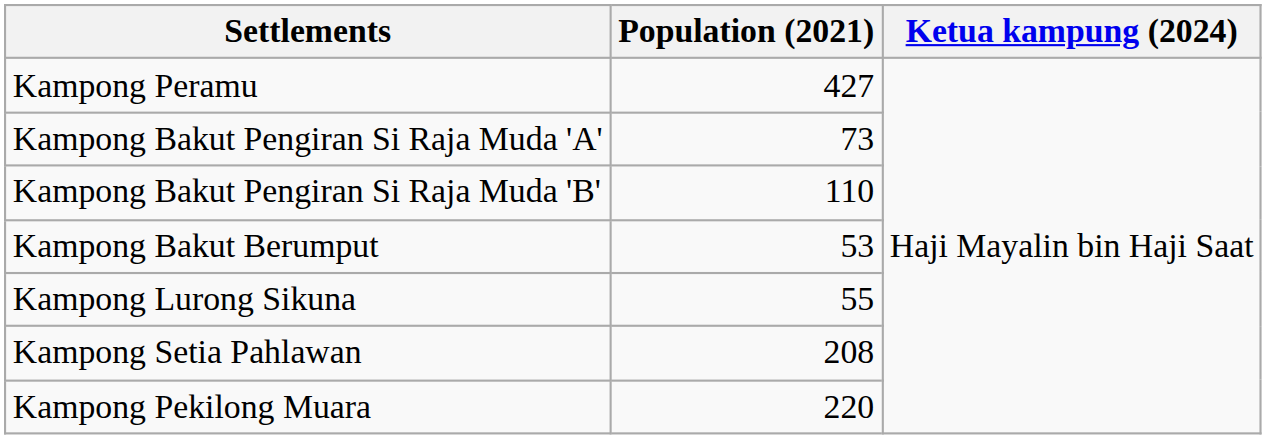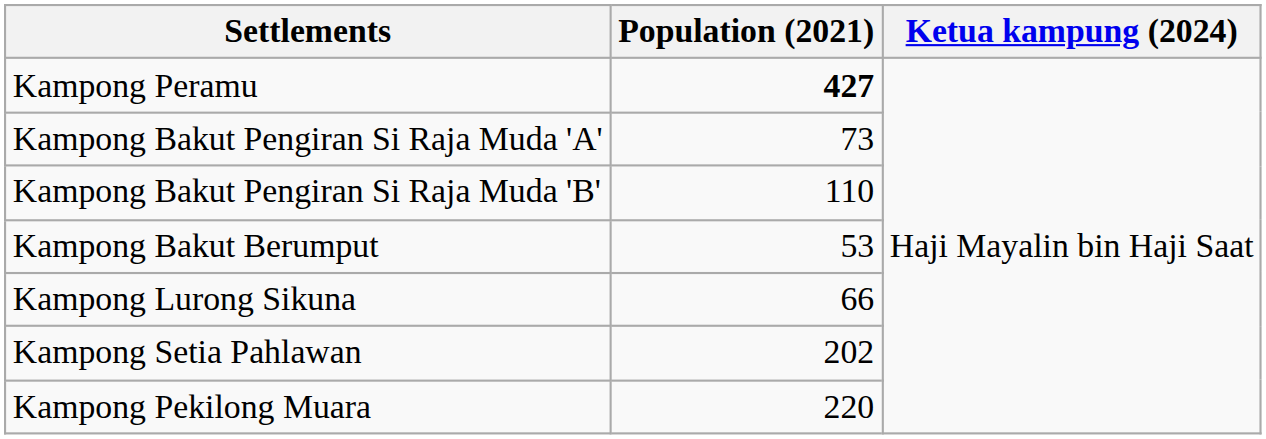(849, 84) normal -> (849, 84) bold
(857, 298) 55 -> (857, 298) 66
(849, 352) 208 -> (849, 352) 202
